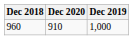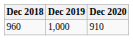columns swapped: (108, 12) <-> (67, 12)
